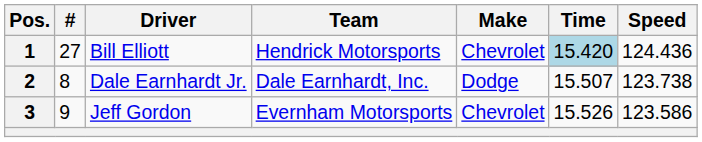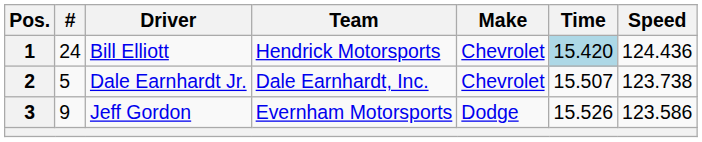(70, 51) 27 -> (70, 51) 24
(65, 82) 8 -> (65, 82) 5
(490, 82) Dodge -> (503, 82) Chevrolet
(503, 113) Chevrolet -> (490, 113) Dodge
